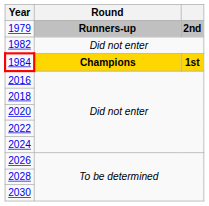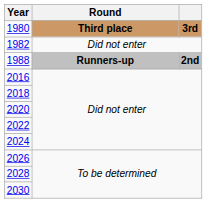- row: (20, 29)
+ row: (18, 29)
- row: (20, 63)
+ row: (18, 61)
